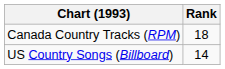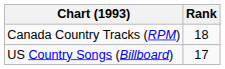(201, 54) 14 -> (201, 54) 17
